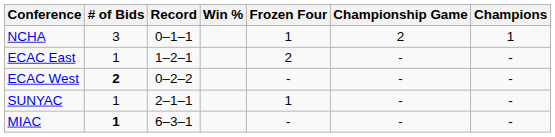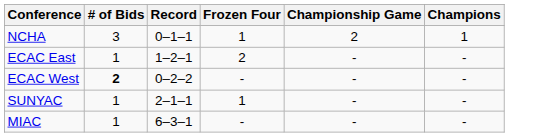- column: (223, 15)
(116, 121) bold -> (116, 121) normal
